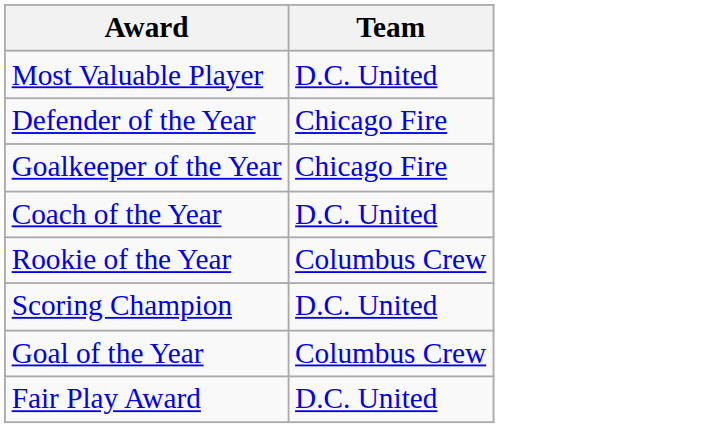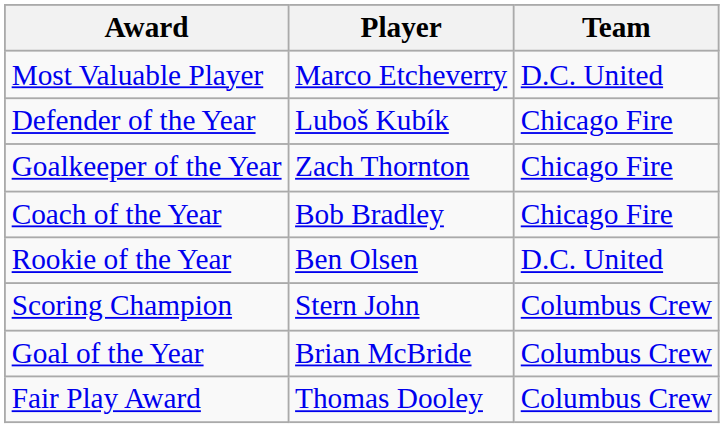+ column: (401, 27)
(366, 213) D.C. United -> (597, 213) Chicago Fire
(391, 259) Columbus Crew -> (592, 259) D.C. United
(366, 306) D.C. United -> (616, 306) Columbus Crew
(366, 399) D.C. United -> (616, 399) Columbus Crew
